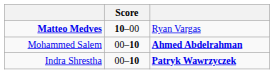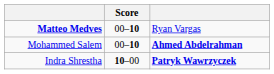(127, 29) 10–00 -> (127, 29) 00–10
(127, 61) 00–10 -> (127, 61) 10–00
